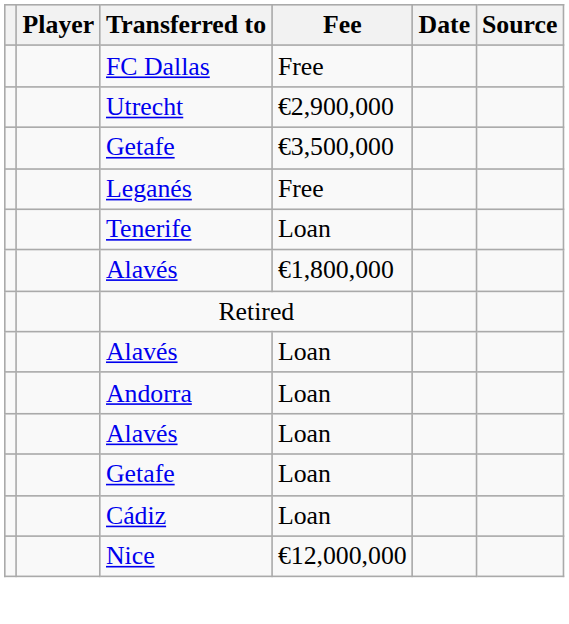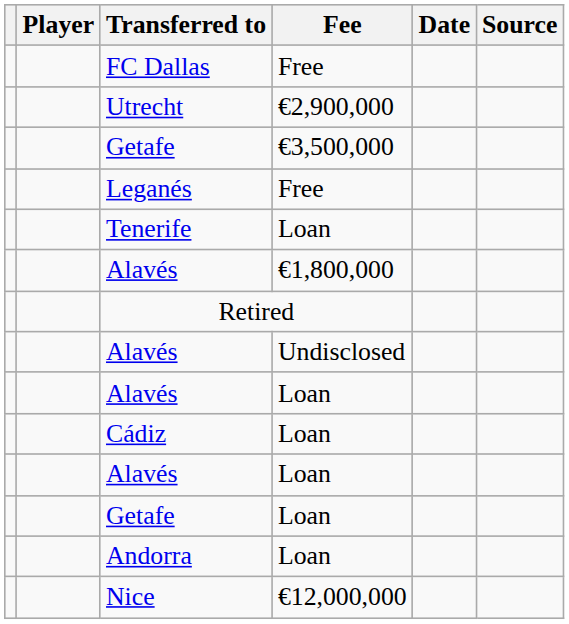+ row: (142, 351)
rows swapped: (136, 515) <-> (149, 392)
